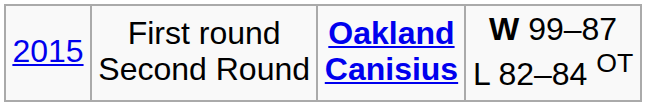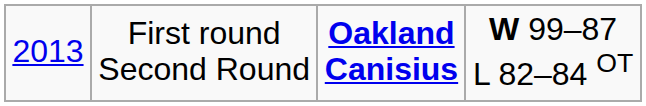(48, 52) 2015 -> (48, 52) 2013
